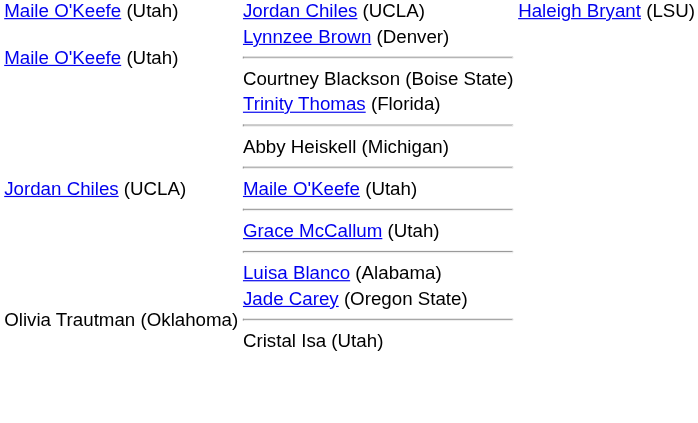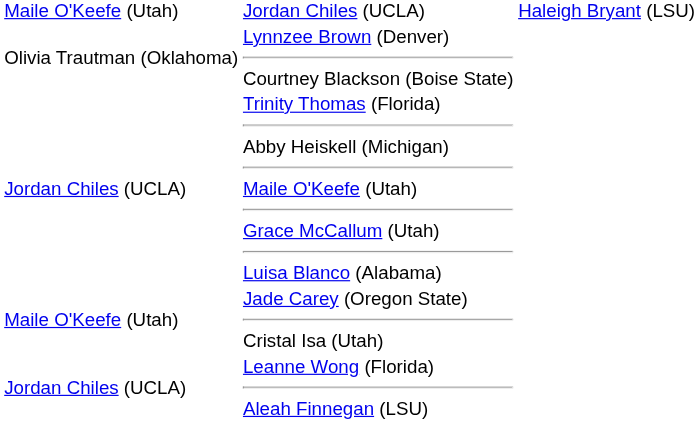(91, 57) Maile O'Keefe (Utah) -> (121, 57) Olivia Trautman (Oklahoma)
(121, 319) Olivia Trautman (Oklahoma) -> (91, 319) Maile O'Keefe (Utah)
+ row: (378, 387)
